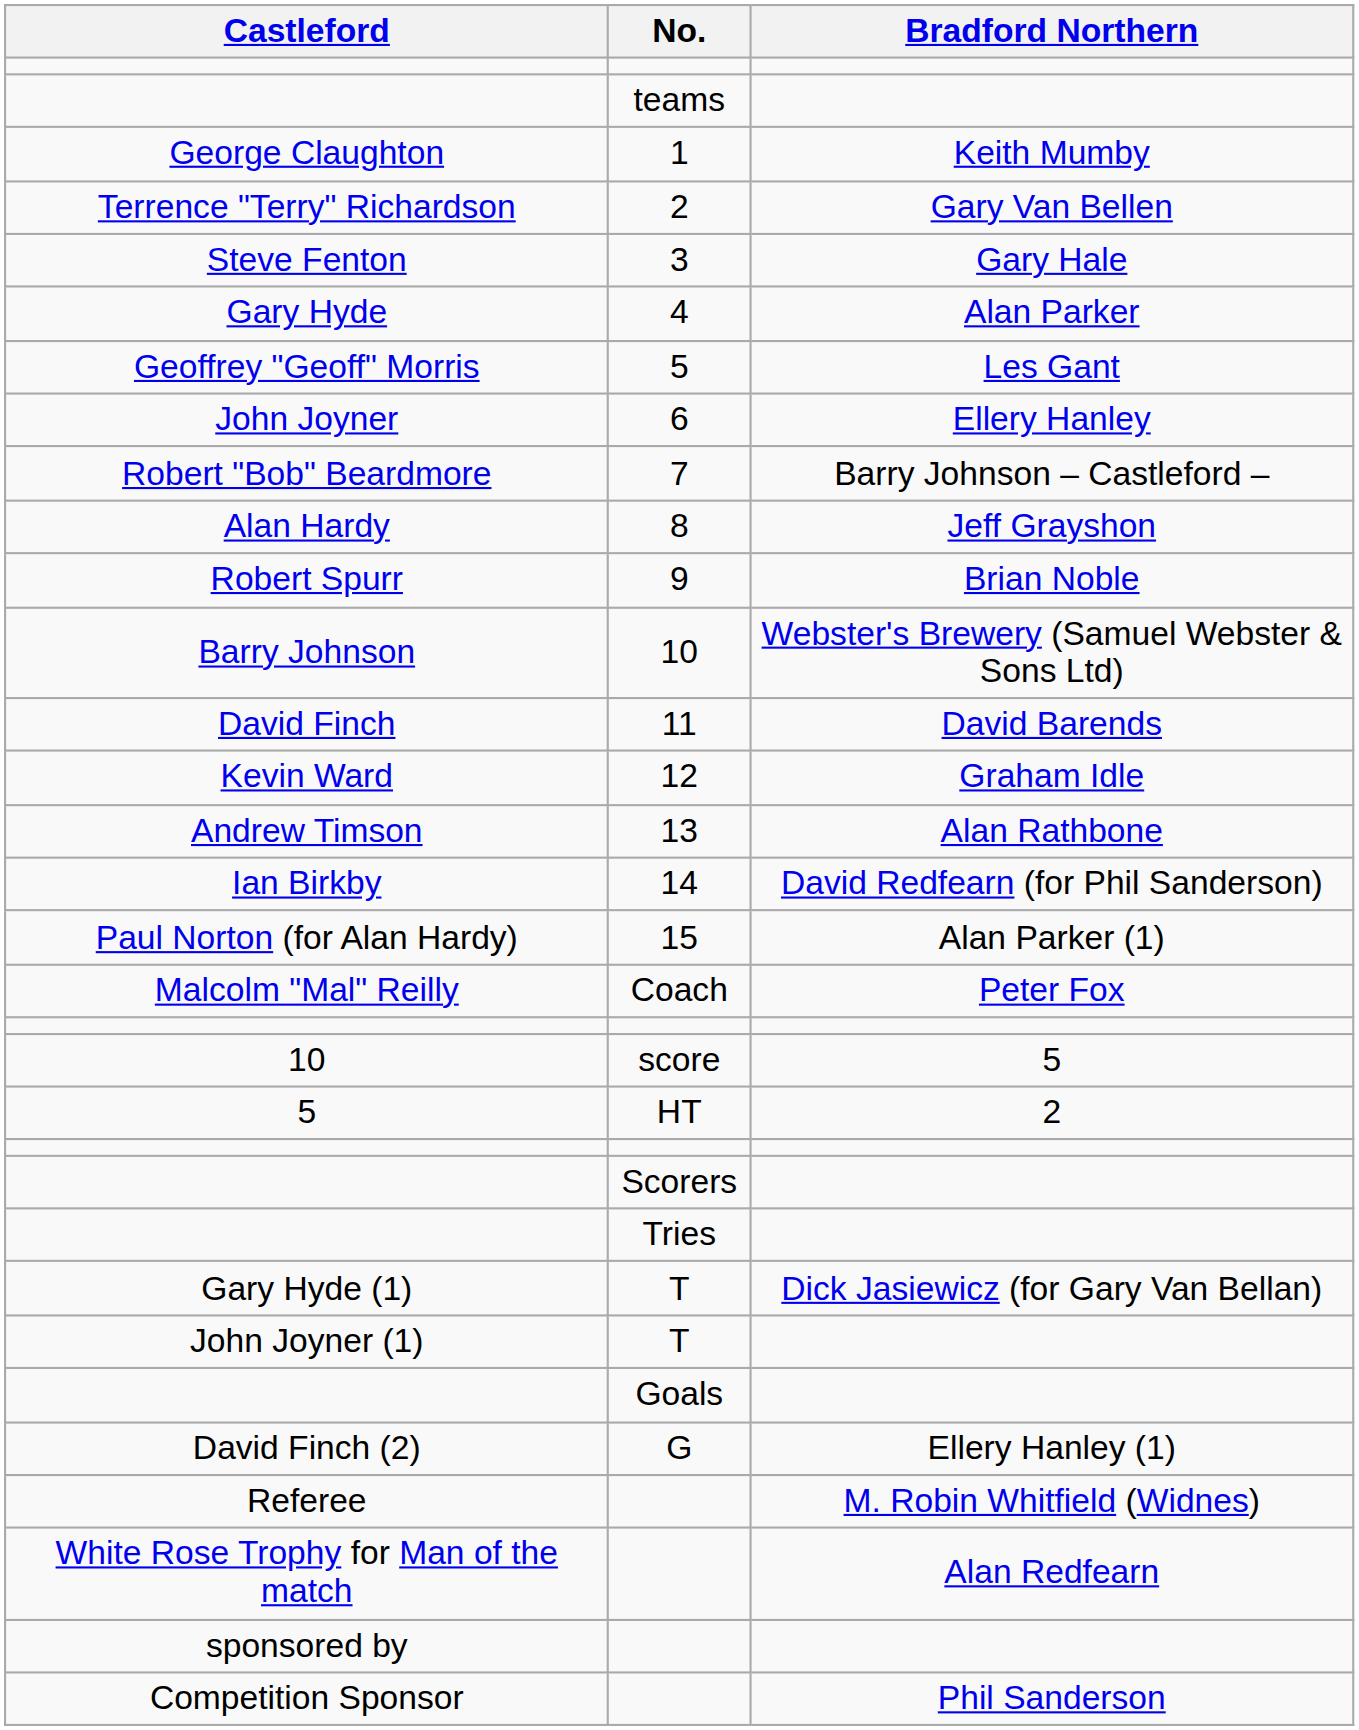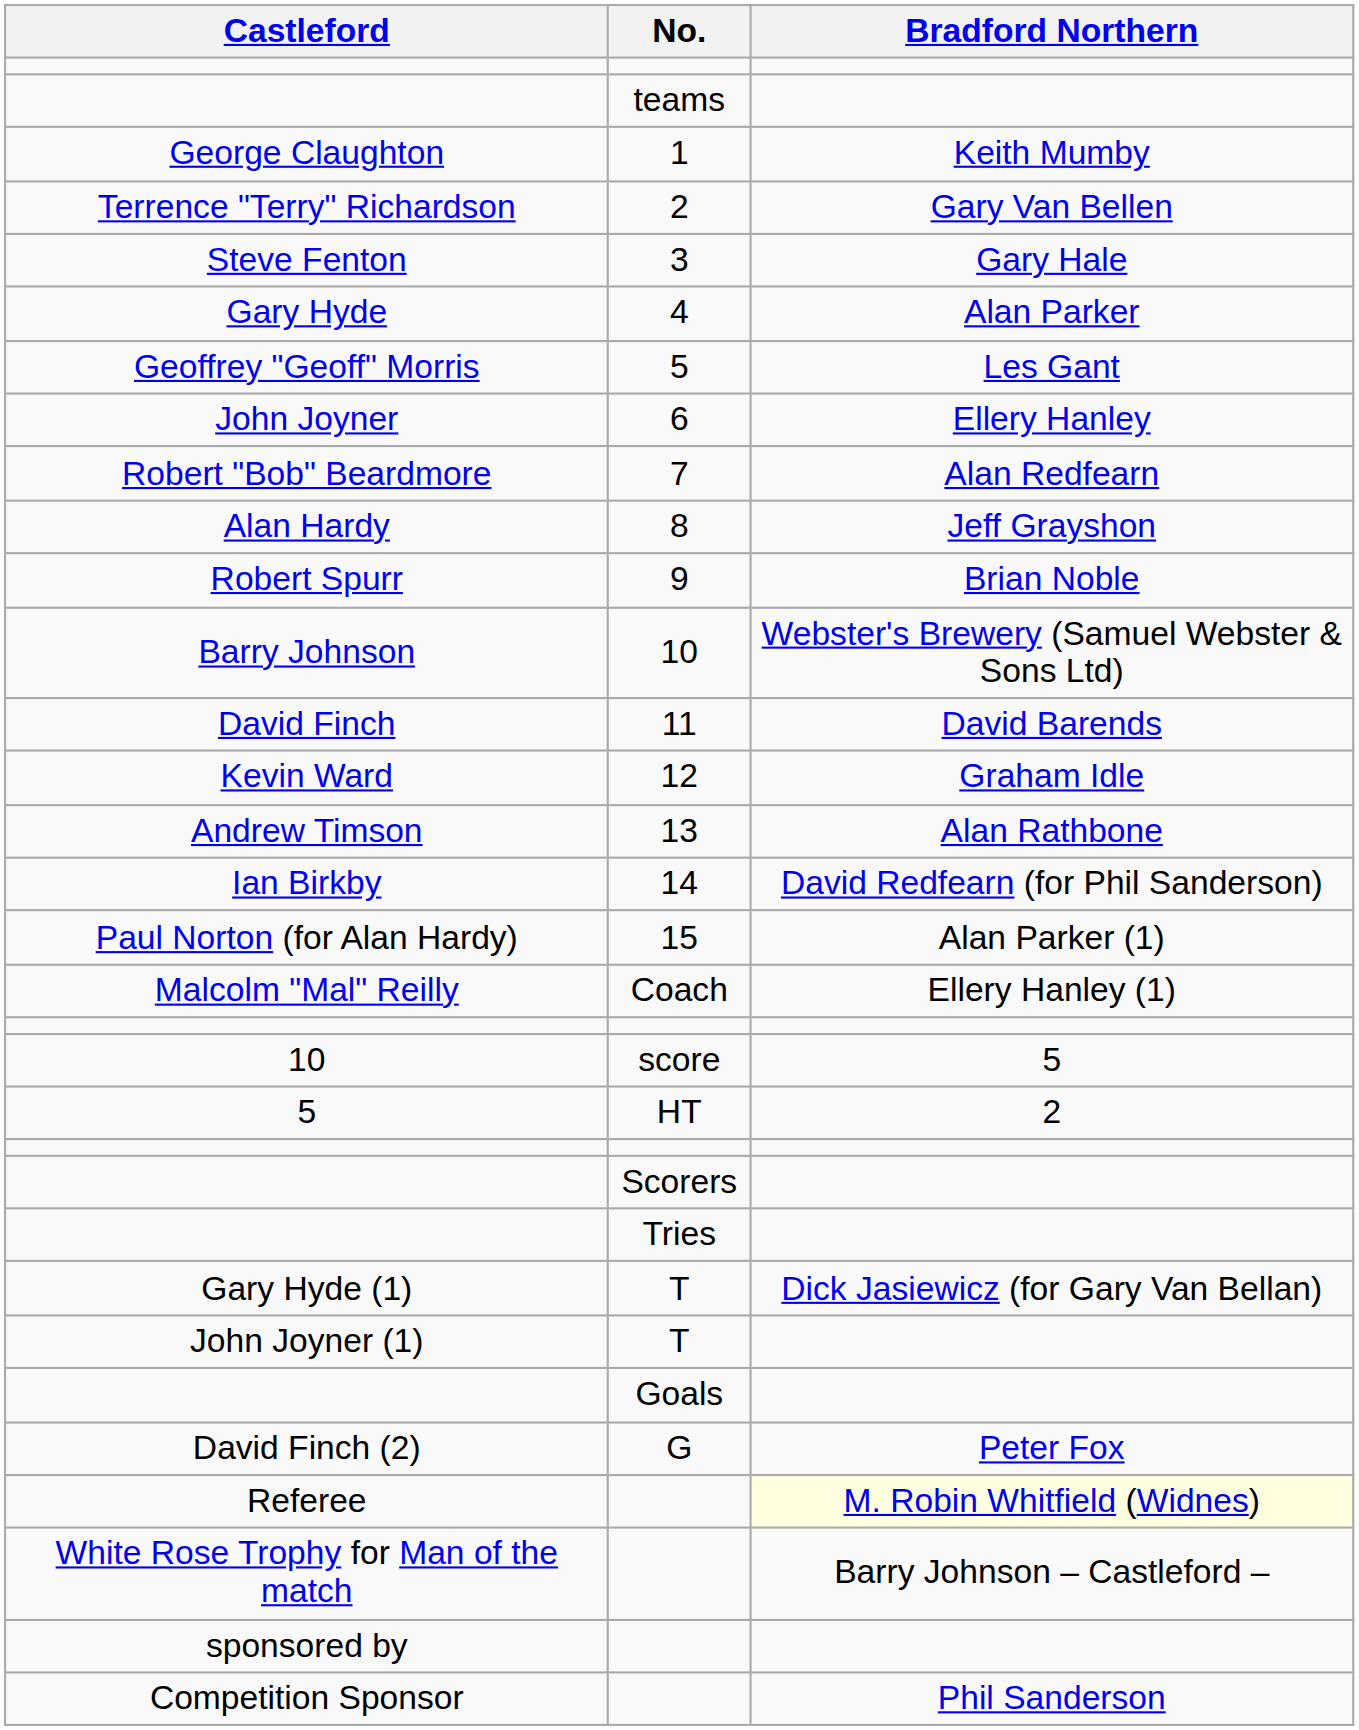(1052, 472) Barry Johnson – Castleford – -> (1052, 472) Alan Redfearn
(1052, 990) Peter Fox -> (1052, 990) Ellery Hanley (1)
(1052, 1447) Ellery Hanley (1) -> (1052, 1447) Peter Fox
(1052, 1500) no background -> (1052, 1500) lightyellow background
(1052, 1573) Alan Redfearn -> (1052, 1573) Barry Johnson – Castleford –
